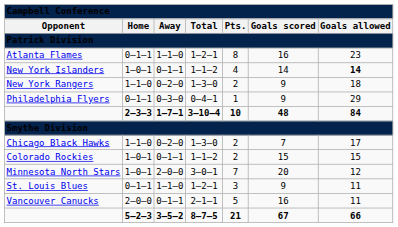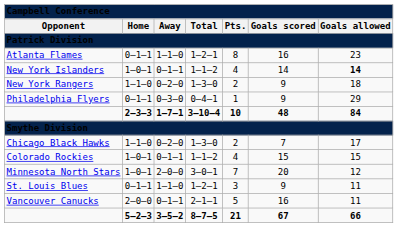(235, 158) 2 -> (235, 158) 4
